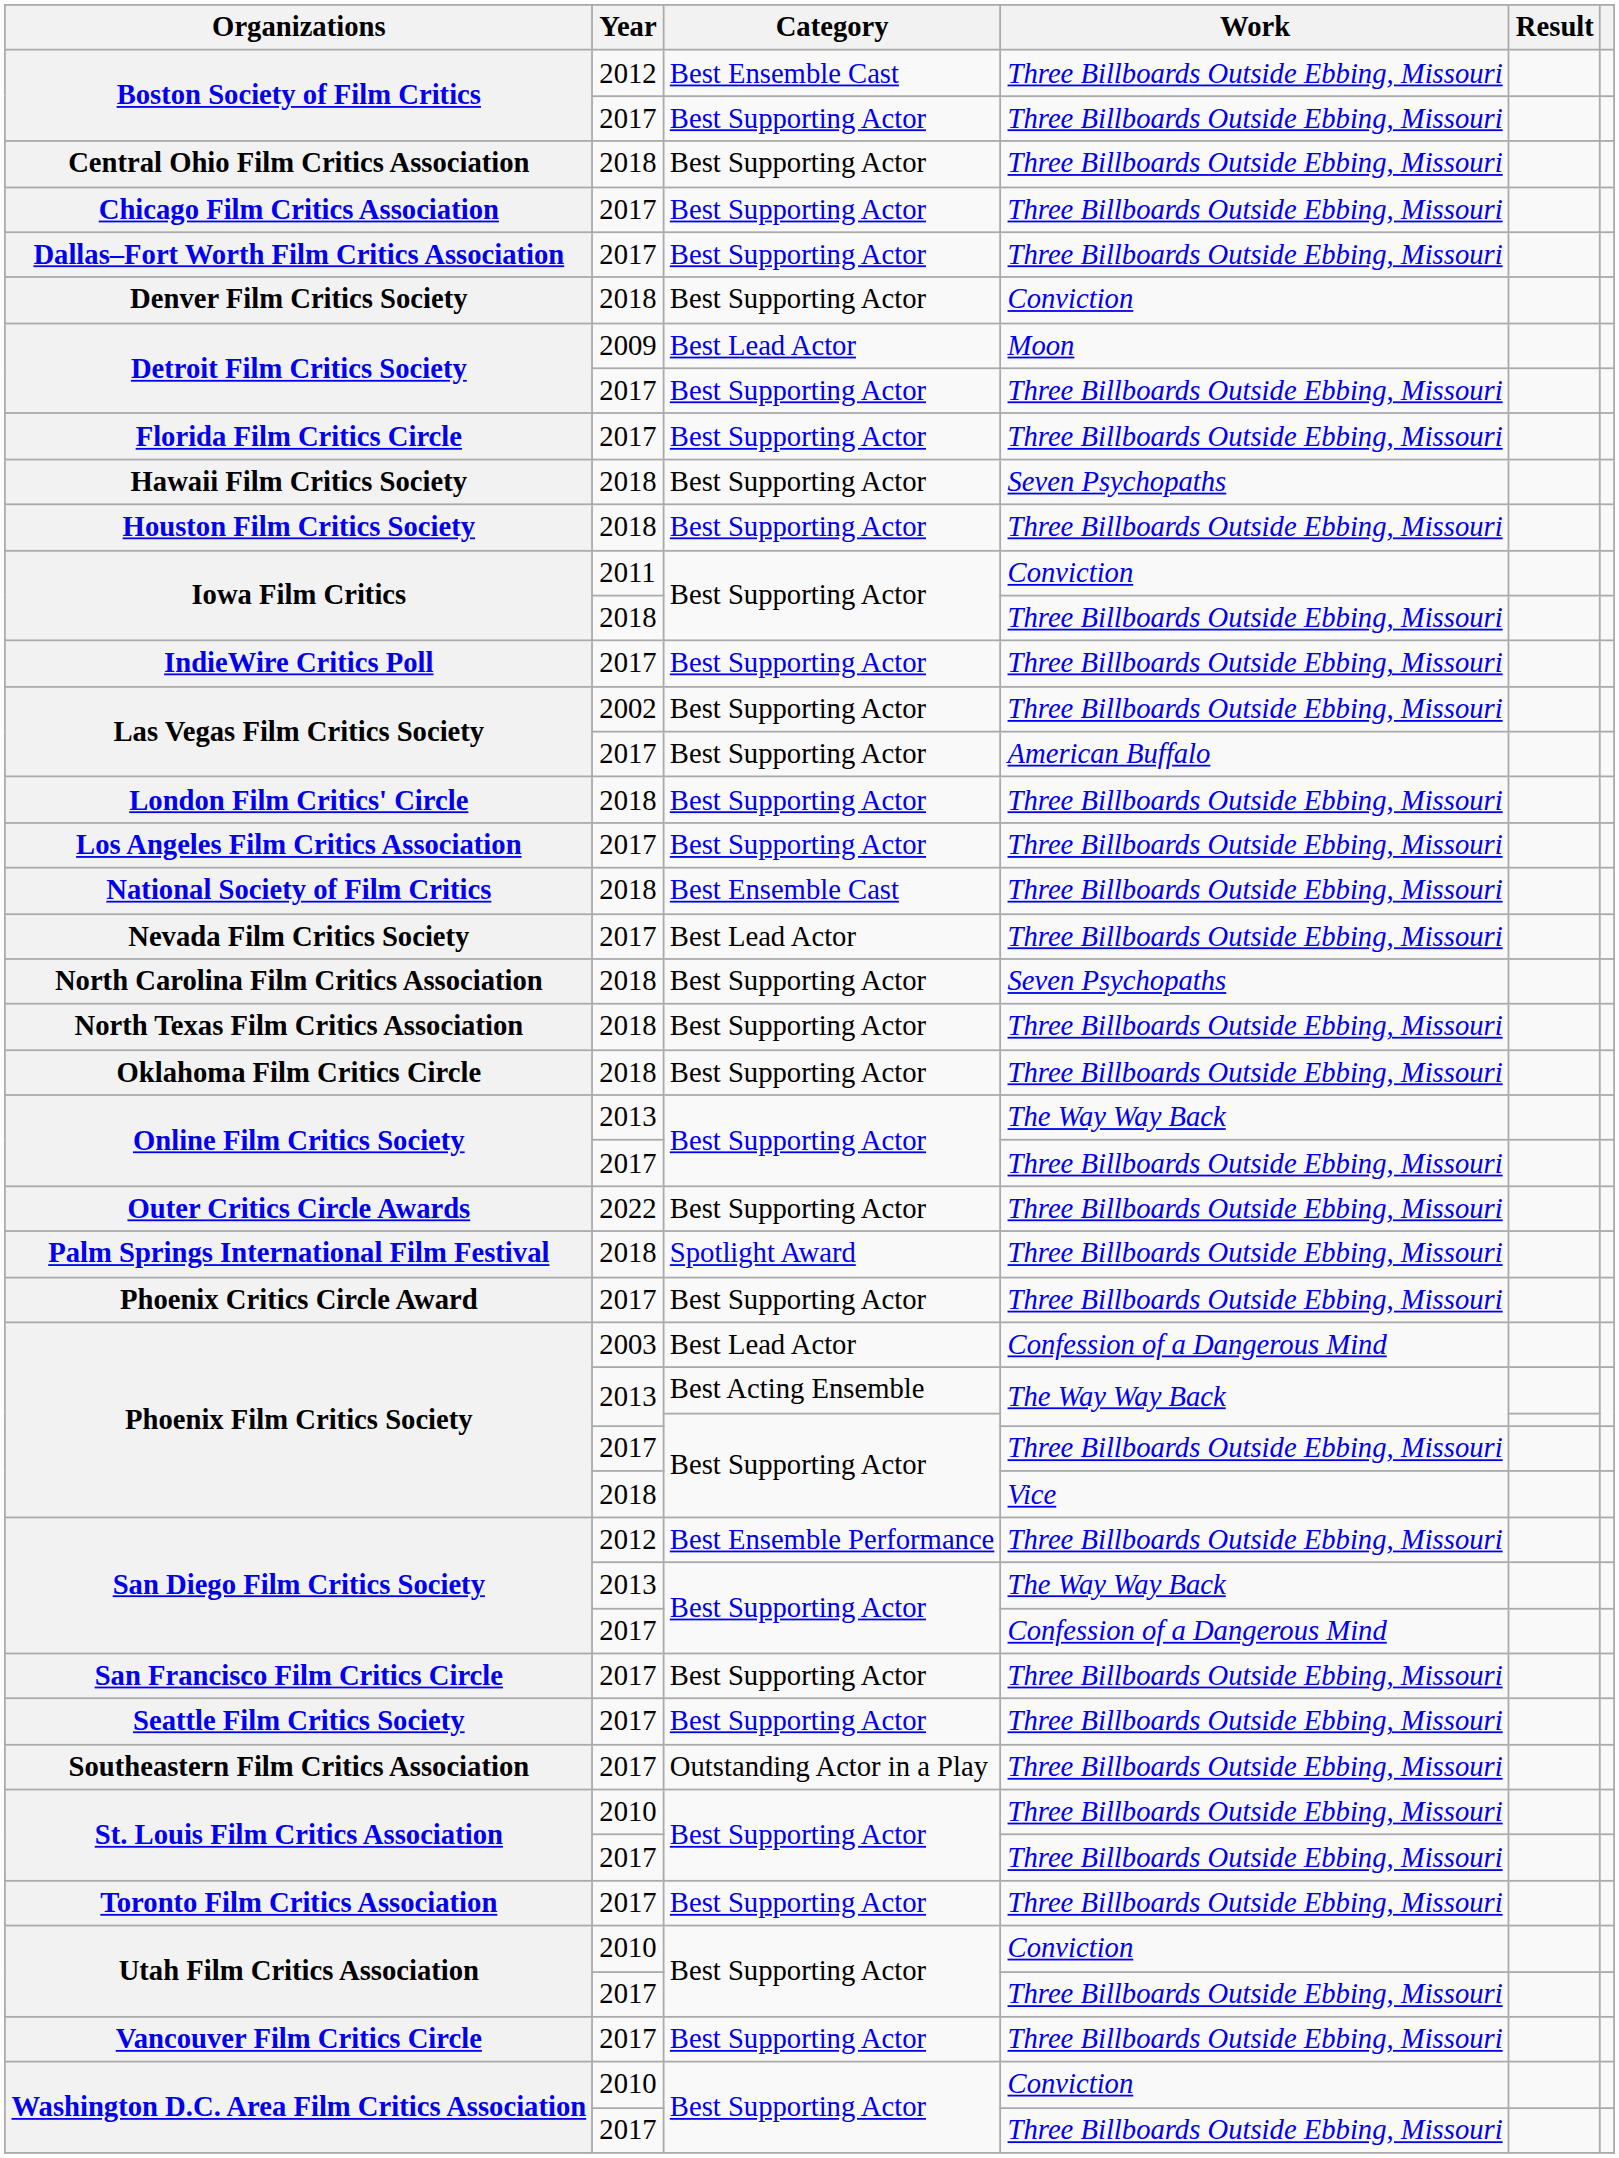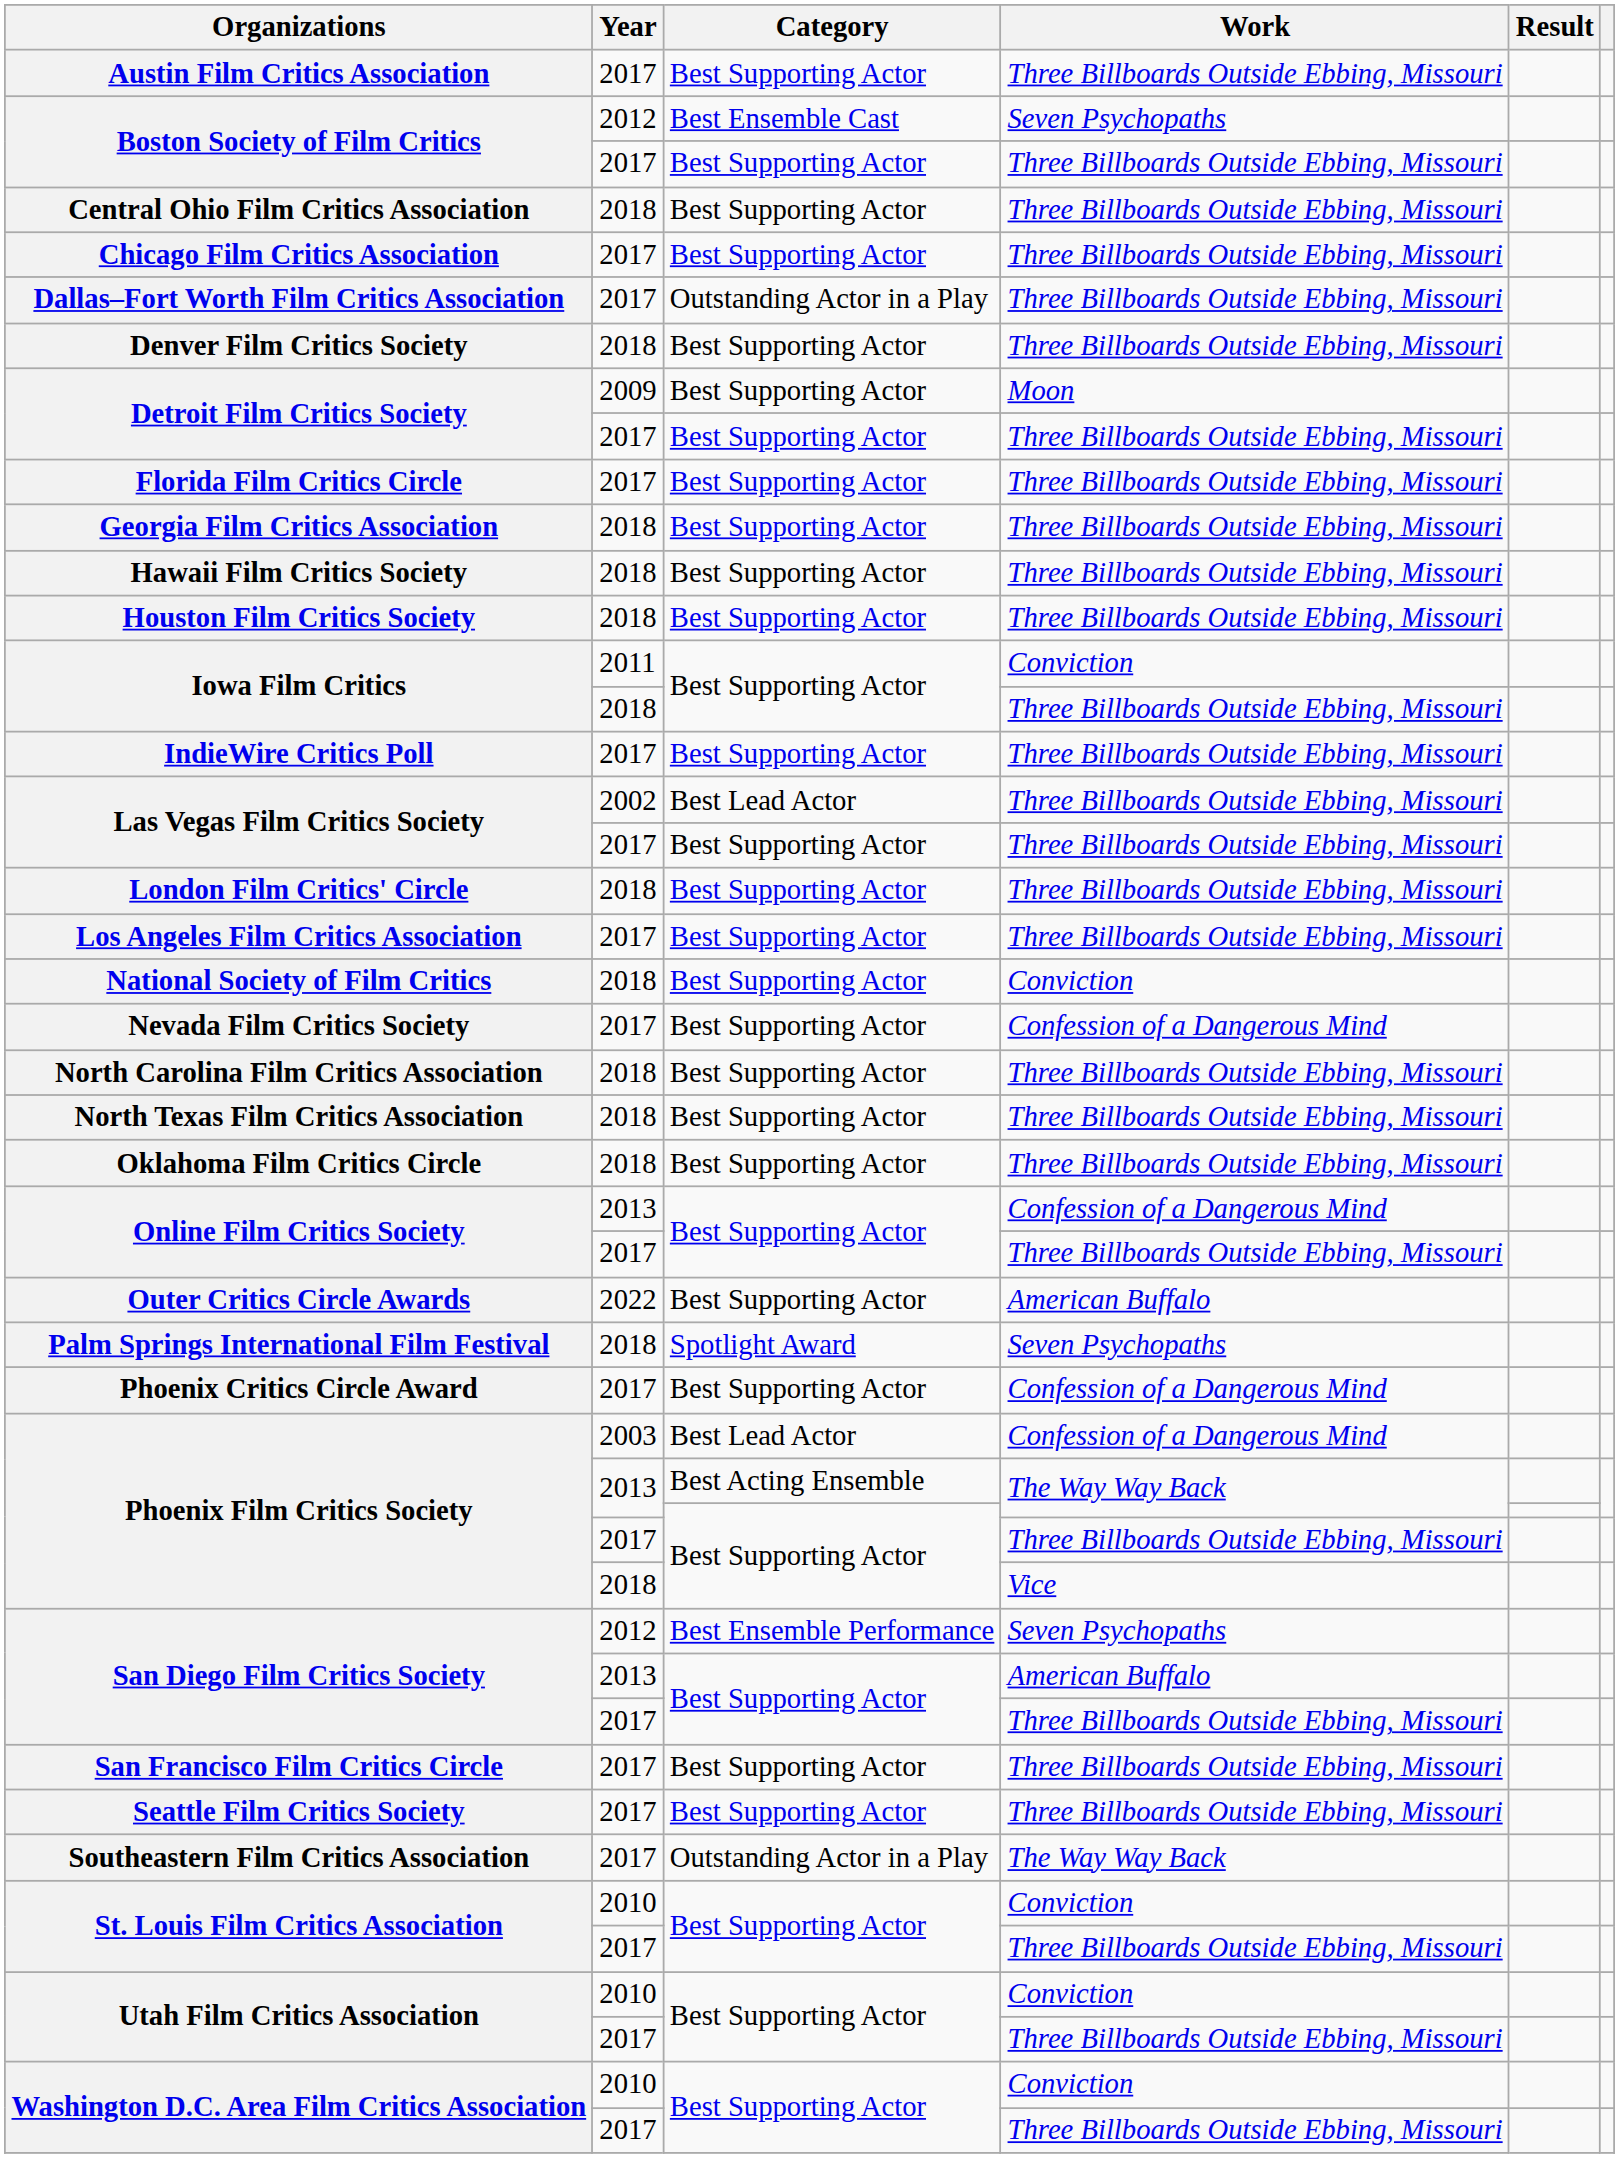+ row: (299, 72)
(1255, 72) Three Billboards Outside Ebbing, Missouri -> (1117, 118) Seven Psychopaths
(798, 254) Best Supporting Actor -> (829, 299) Outstanding Actor in a Play
(1070, 299) Conviction -> (1255, 345) Three Billboards Outside Ebbing, Missouri
(763, 345) Best Lead Actor -> (798, 390) Best Supporting Actor
+ row: (299, 526)
(1117, 481) Seven Psychopaths -> (1255, 572) Three Billboards Outside Ebbing, Missouri
(798, 708) Best Supporting Actor -> (763, 799) Best Lead Actor
(1109, 753) American Buffalo -> (1255, 844) Three Billboards Outside Ebbing, Missouri
(784, 890) Best Ensemble Cast -> (798, 981) Best Supporting Actor
(1255, 890) Three Billboards Outside Ebbing, Missouri -> (1070, 981) Conviction
(763, 935) Best Lead Actor -> (798, 1026) Best Supporting Actor
(1255, 935) Three Billboards Outside Ebbing, Missouri -> (1197, 1026) Confession of a Dangerous Mind
(1117, 981) Seven Psychopaths -> (1255, 1071) Three Billboards Outside Ebbing, Missouri
(1117, 1117) The Way Way Back -> (1197, 1208) Confession of a Dangerous Mind
(1255, 1208) Three Billboards Outside Ebbing, Missouri -> (1109, 1299) American Buffalo
(1255, 1253) Three Billboards Outside Ebbing, Missouri -> (1117, 1344) Seven Psychopaths
(1255, 1299) Three Billboards Outside Ebbing, Missouri -> (1197, 1389) Confession of a Dangerous Mind
(1255, 1539) Three Billboards Outside Ebbing, Missouri -> (1117, 1630) Seven Psychopaths
(1117, 1584) The Way Way Back -> (1109, 1675) American Buffalo
(1197, 1630) Confession of a Dangerous Mind -> (1255, 1720) Three Billboards Outside Ebbing, Missouri
(1255, 1766) Three Billboards Outside Ebbing, Missouri -> (1117, 1857) The Way Way Back
(1255, 1811) Three Billboards Outside Ebbing, Missouri -> (1070, 1902) Conviction
- row: (299, 1902)
- row: (299, 2038)
